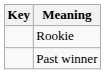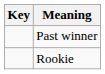rows swapped: (55, 36) <-> (67, 57)
